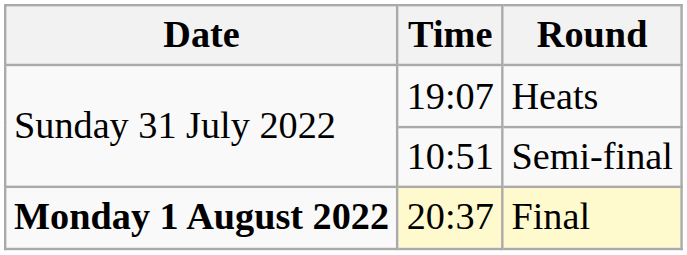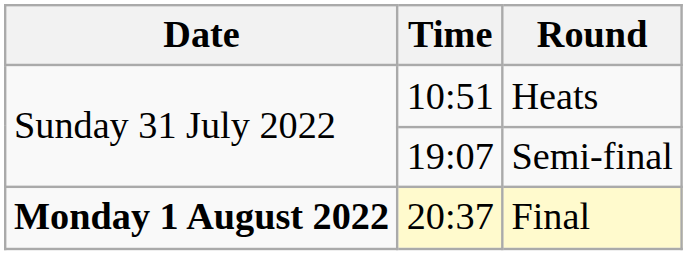(450, 95) 19:07 -> (450, 95) 10:51
(450, 156) 10:51 -> (450, 156) 19:07
